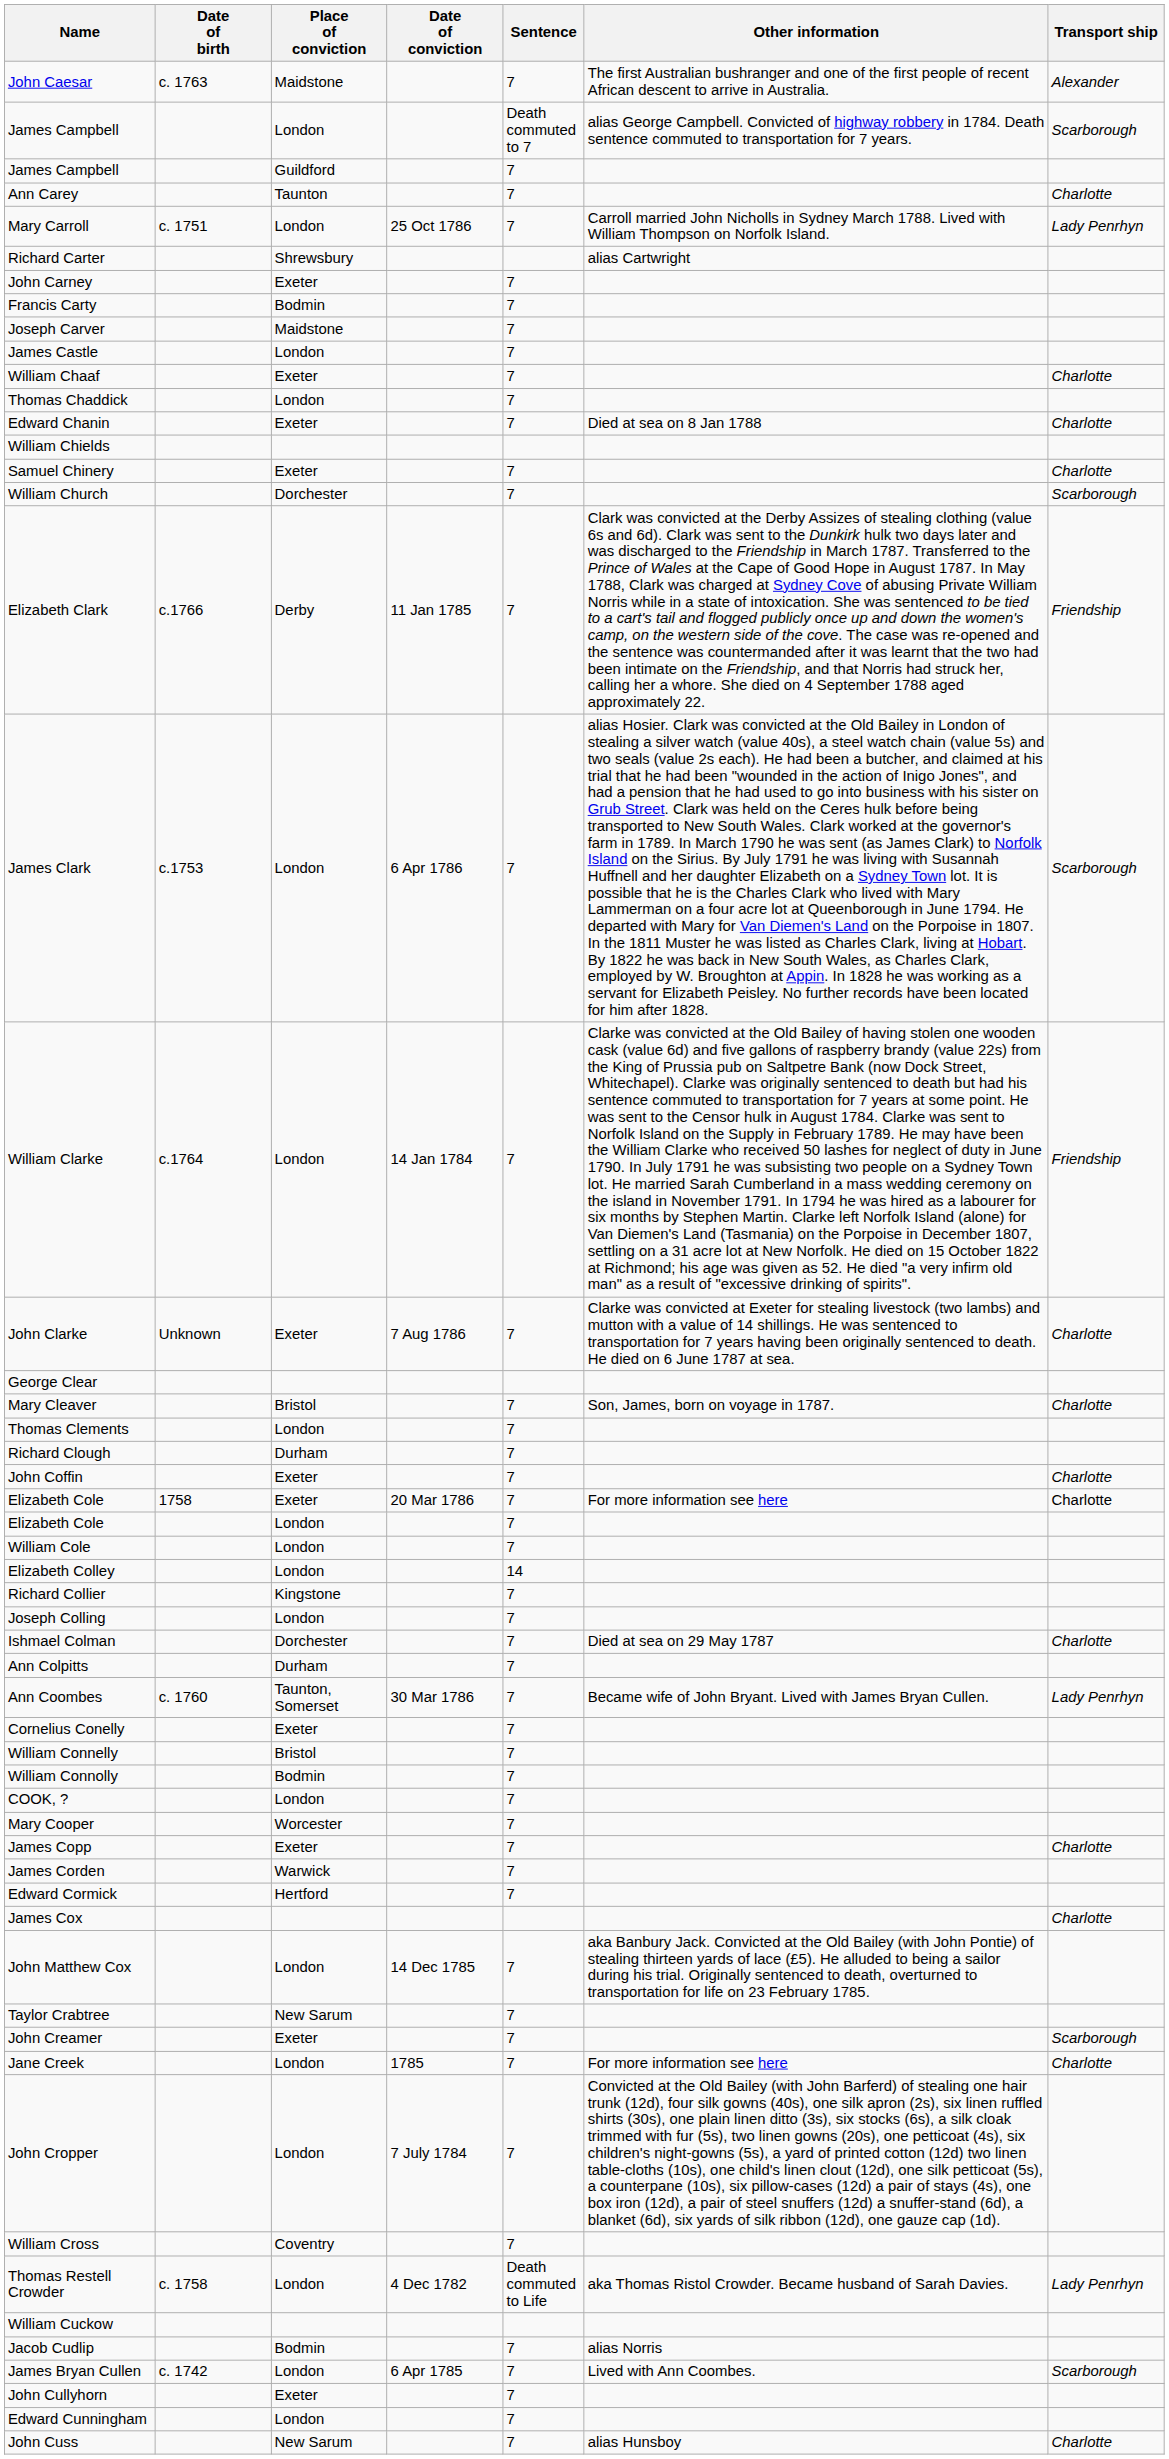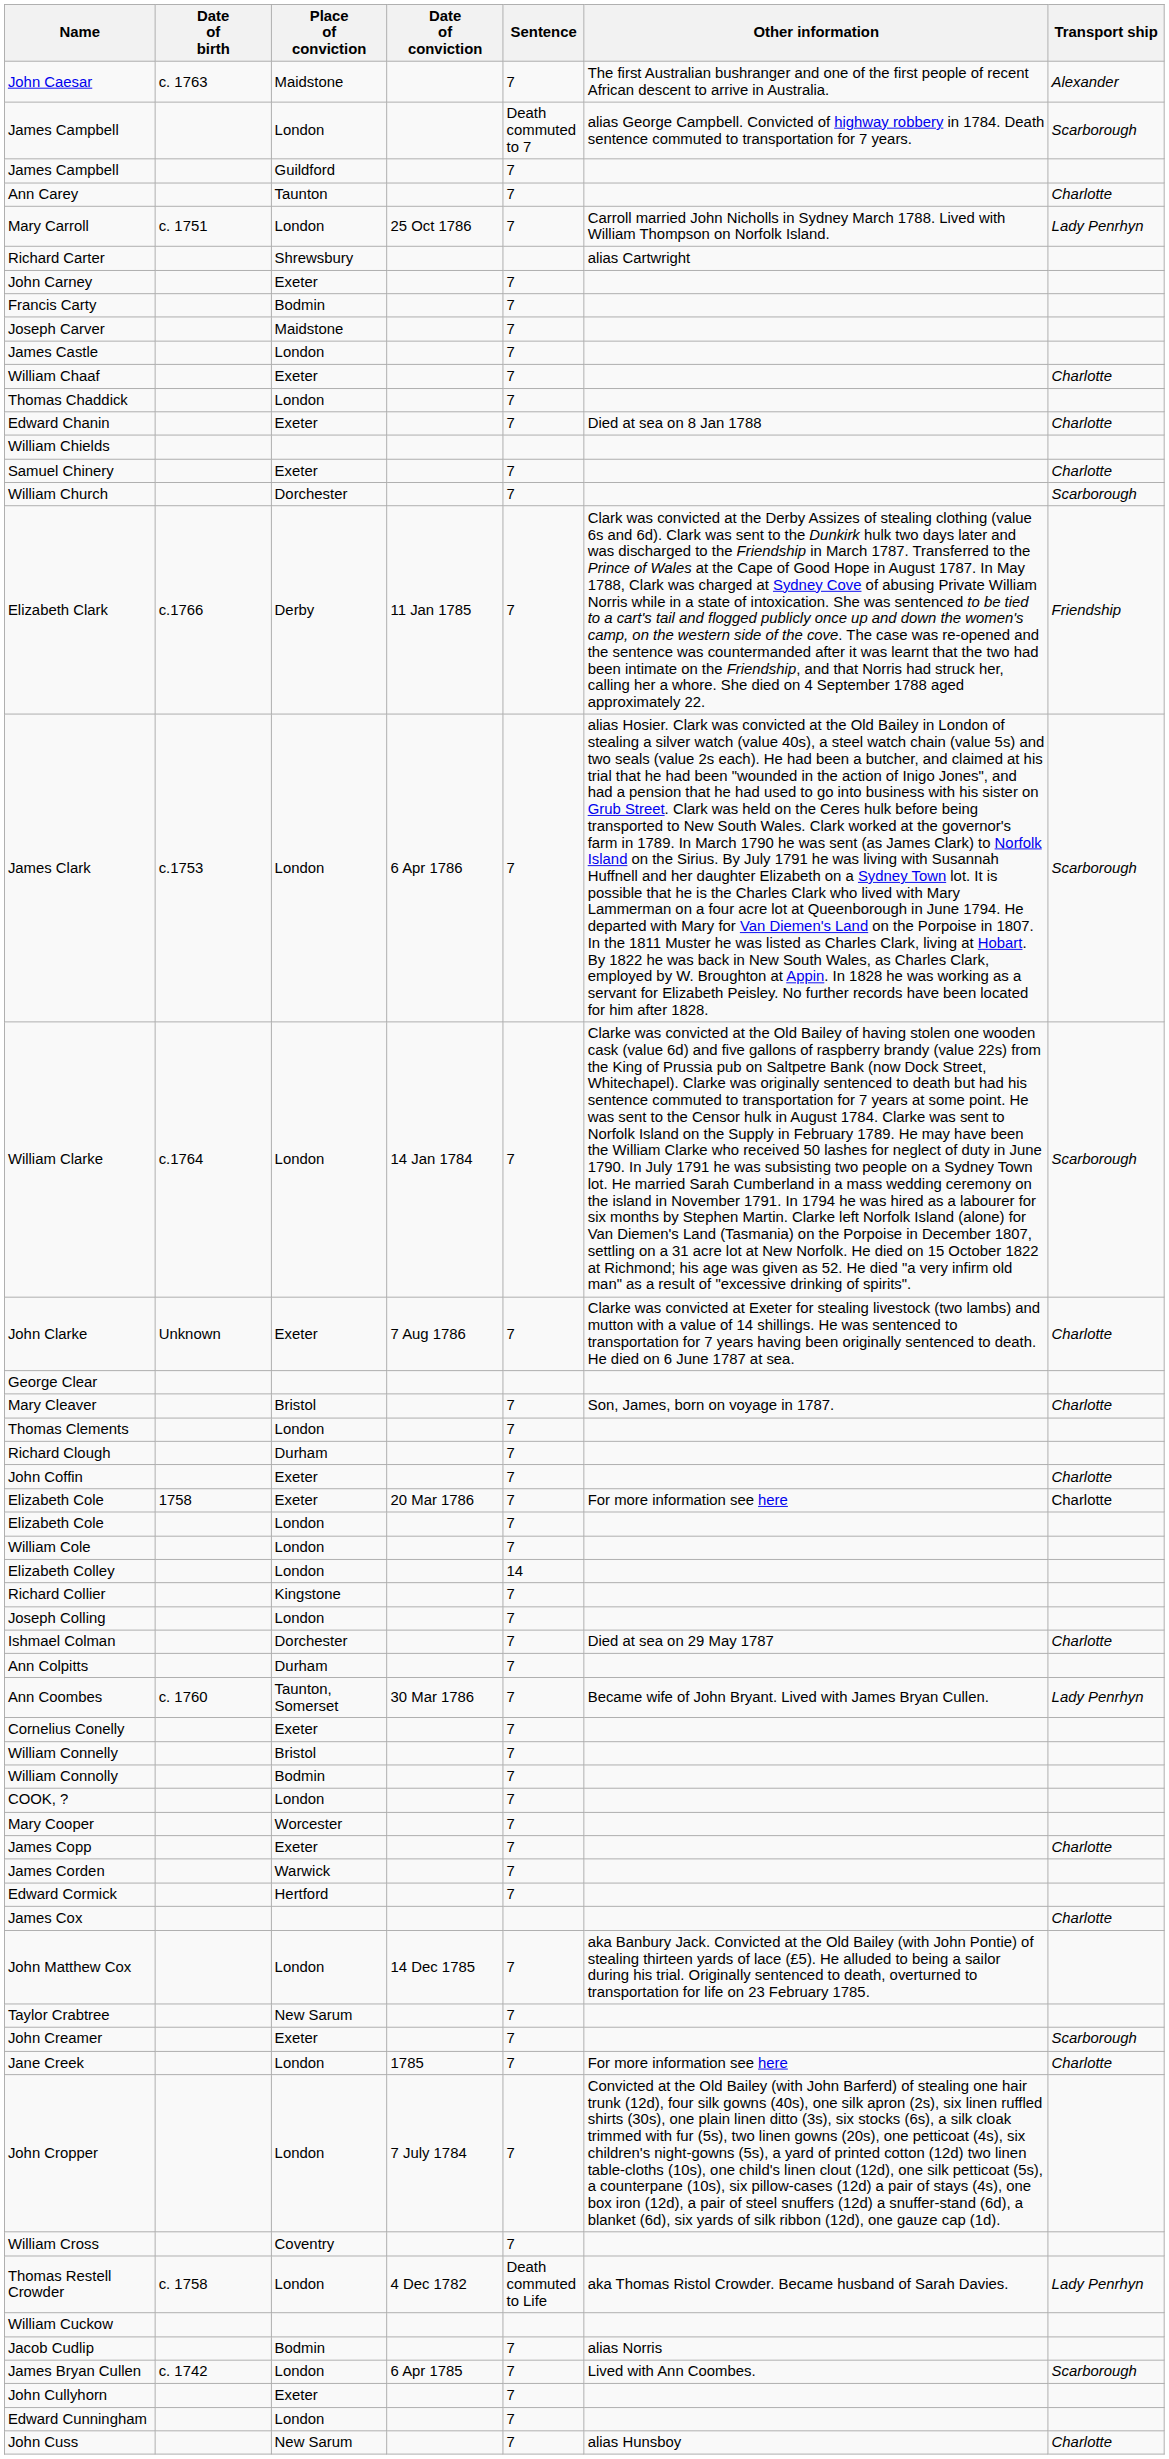(1086, 1159) Friendship -> (1094, 1159) Scarborough
